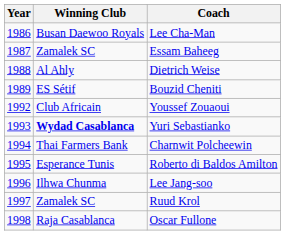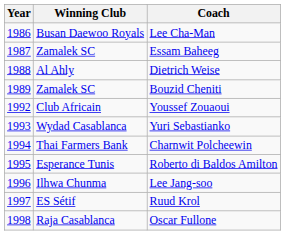(56, 88) ES Sétif -> (66, 88) Zamalek SC
(85, 126) bold -> (81, 126) normal
(66, 201) Zamalek SC -> (56, 201) ES Sétif
